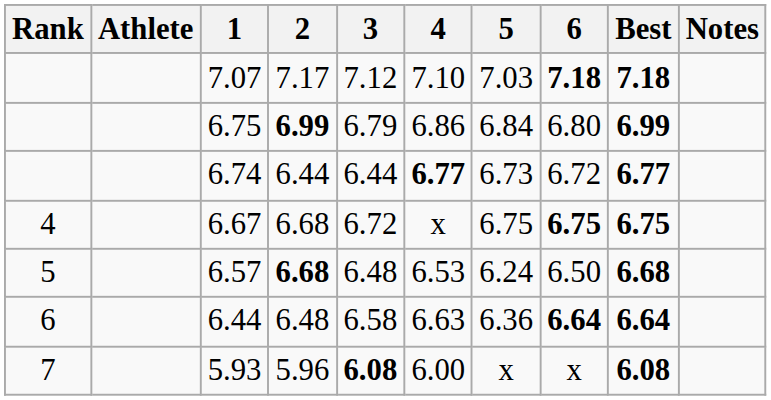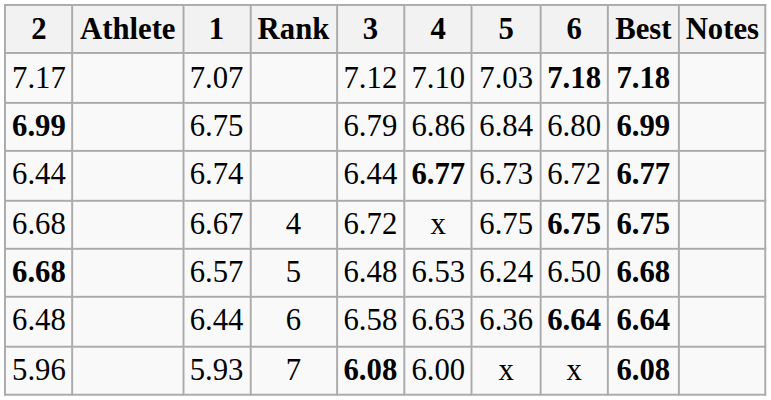columns swapped: (48, 28) <-> (302, 28)
